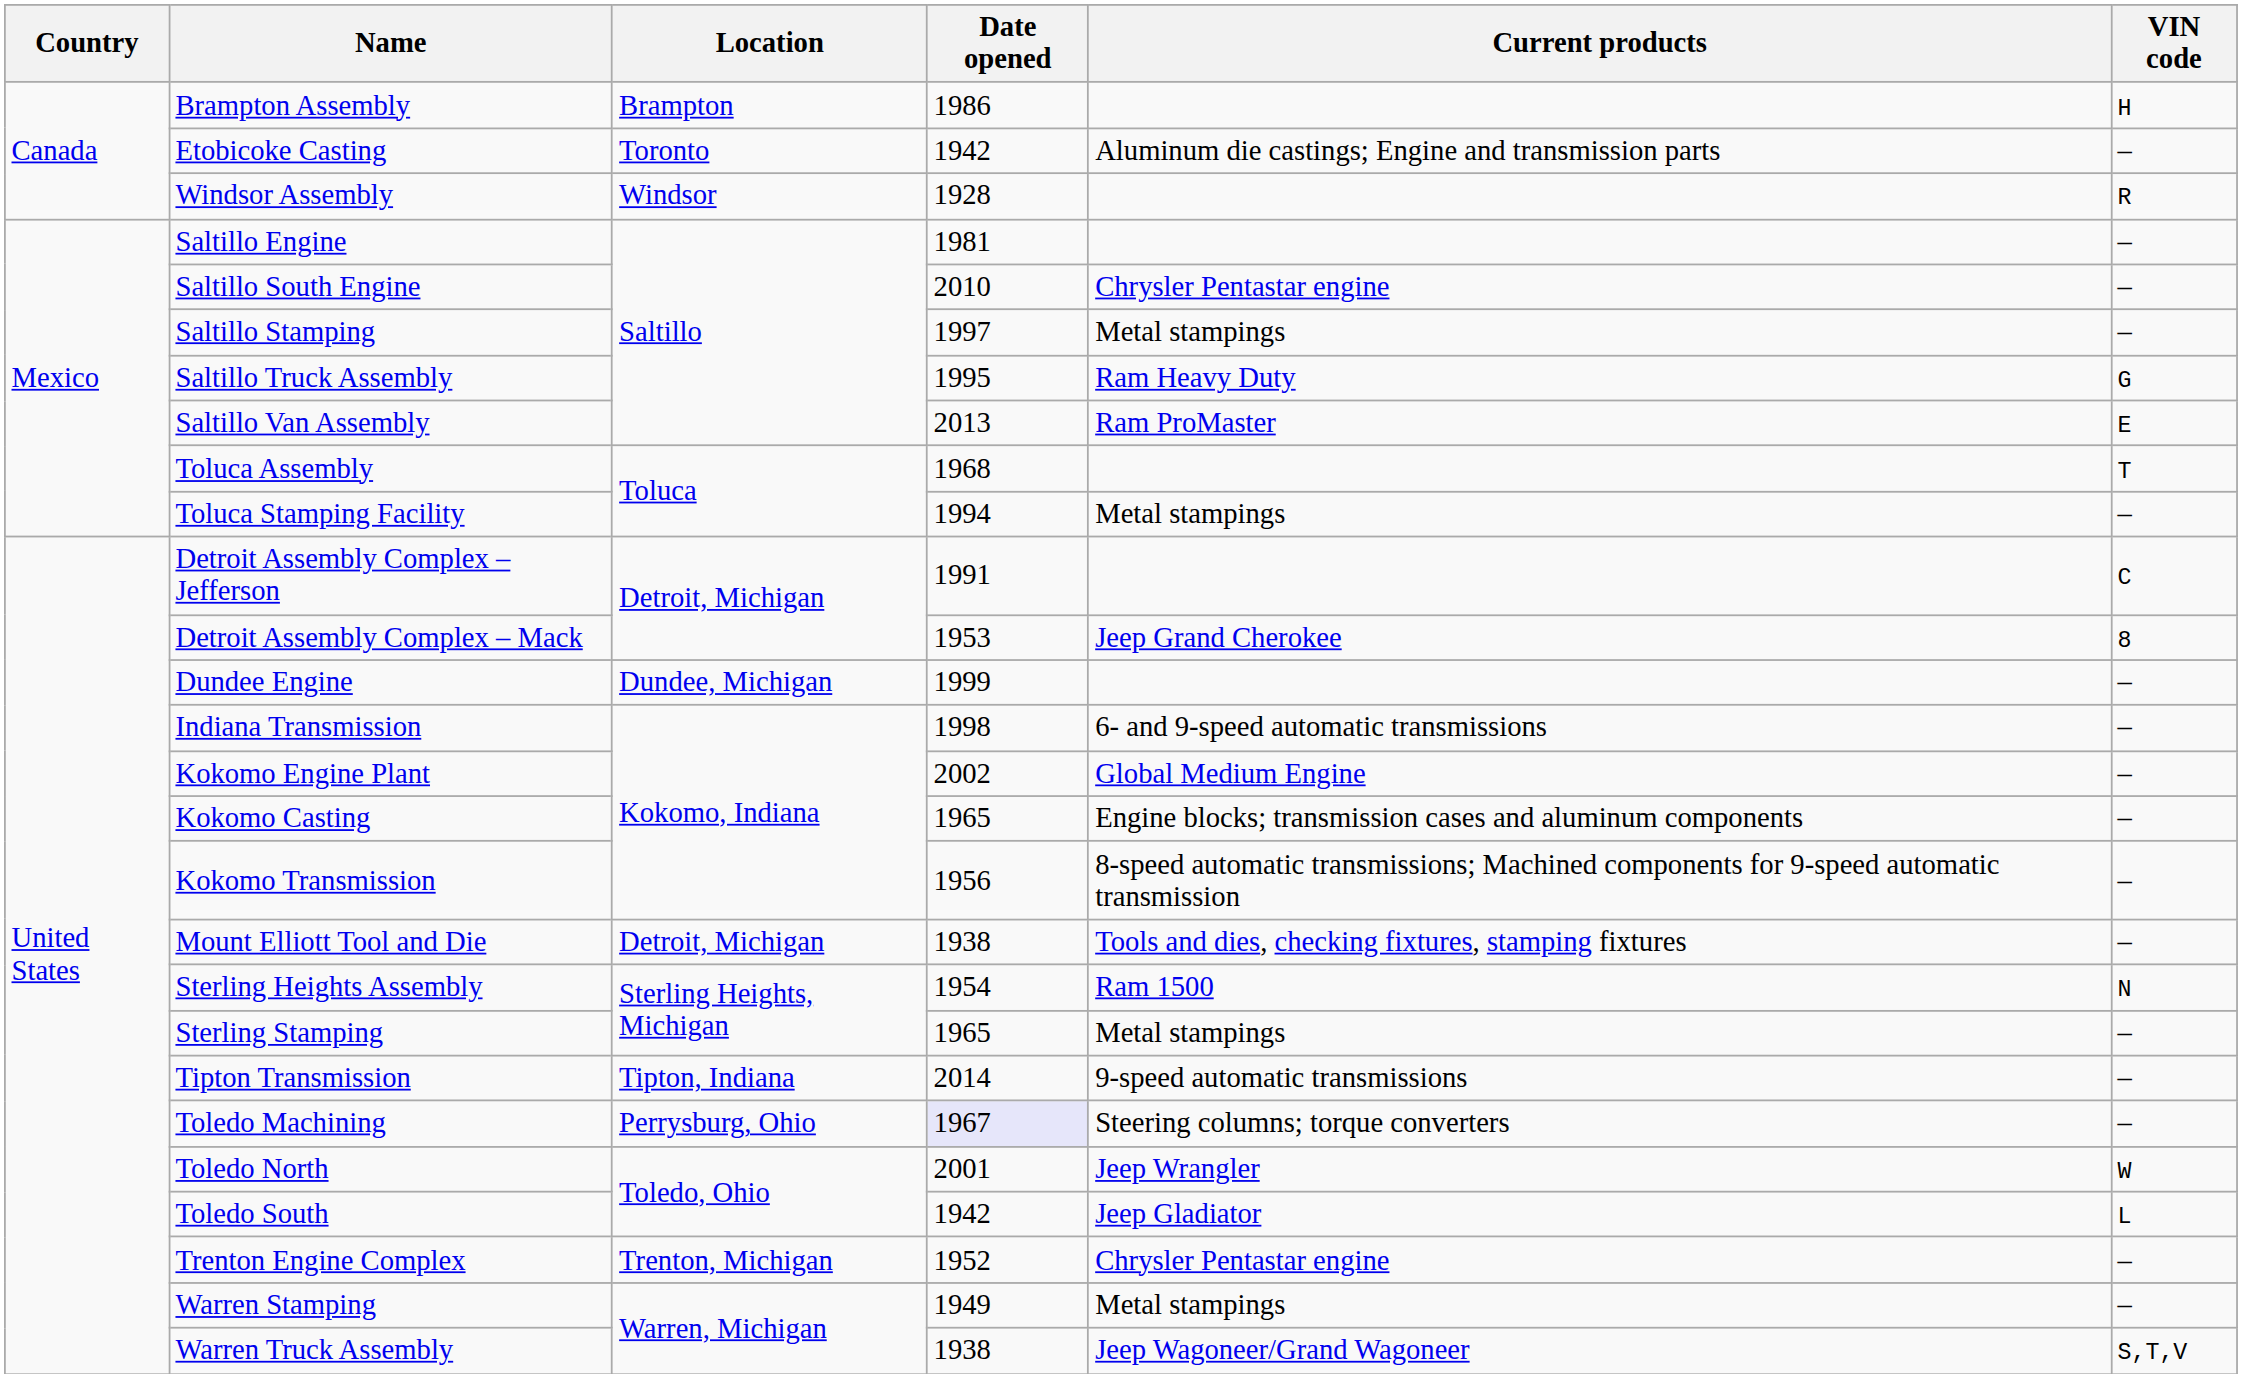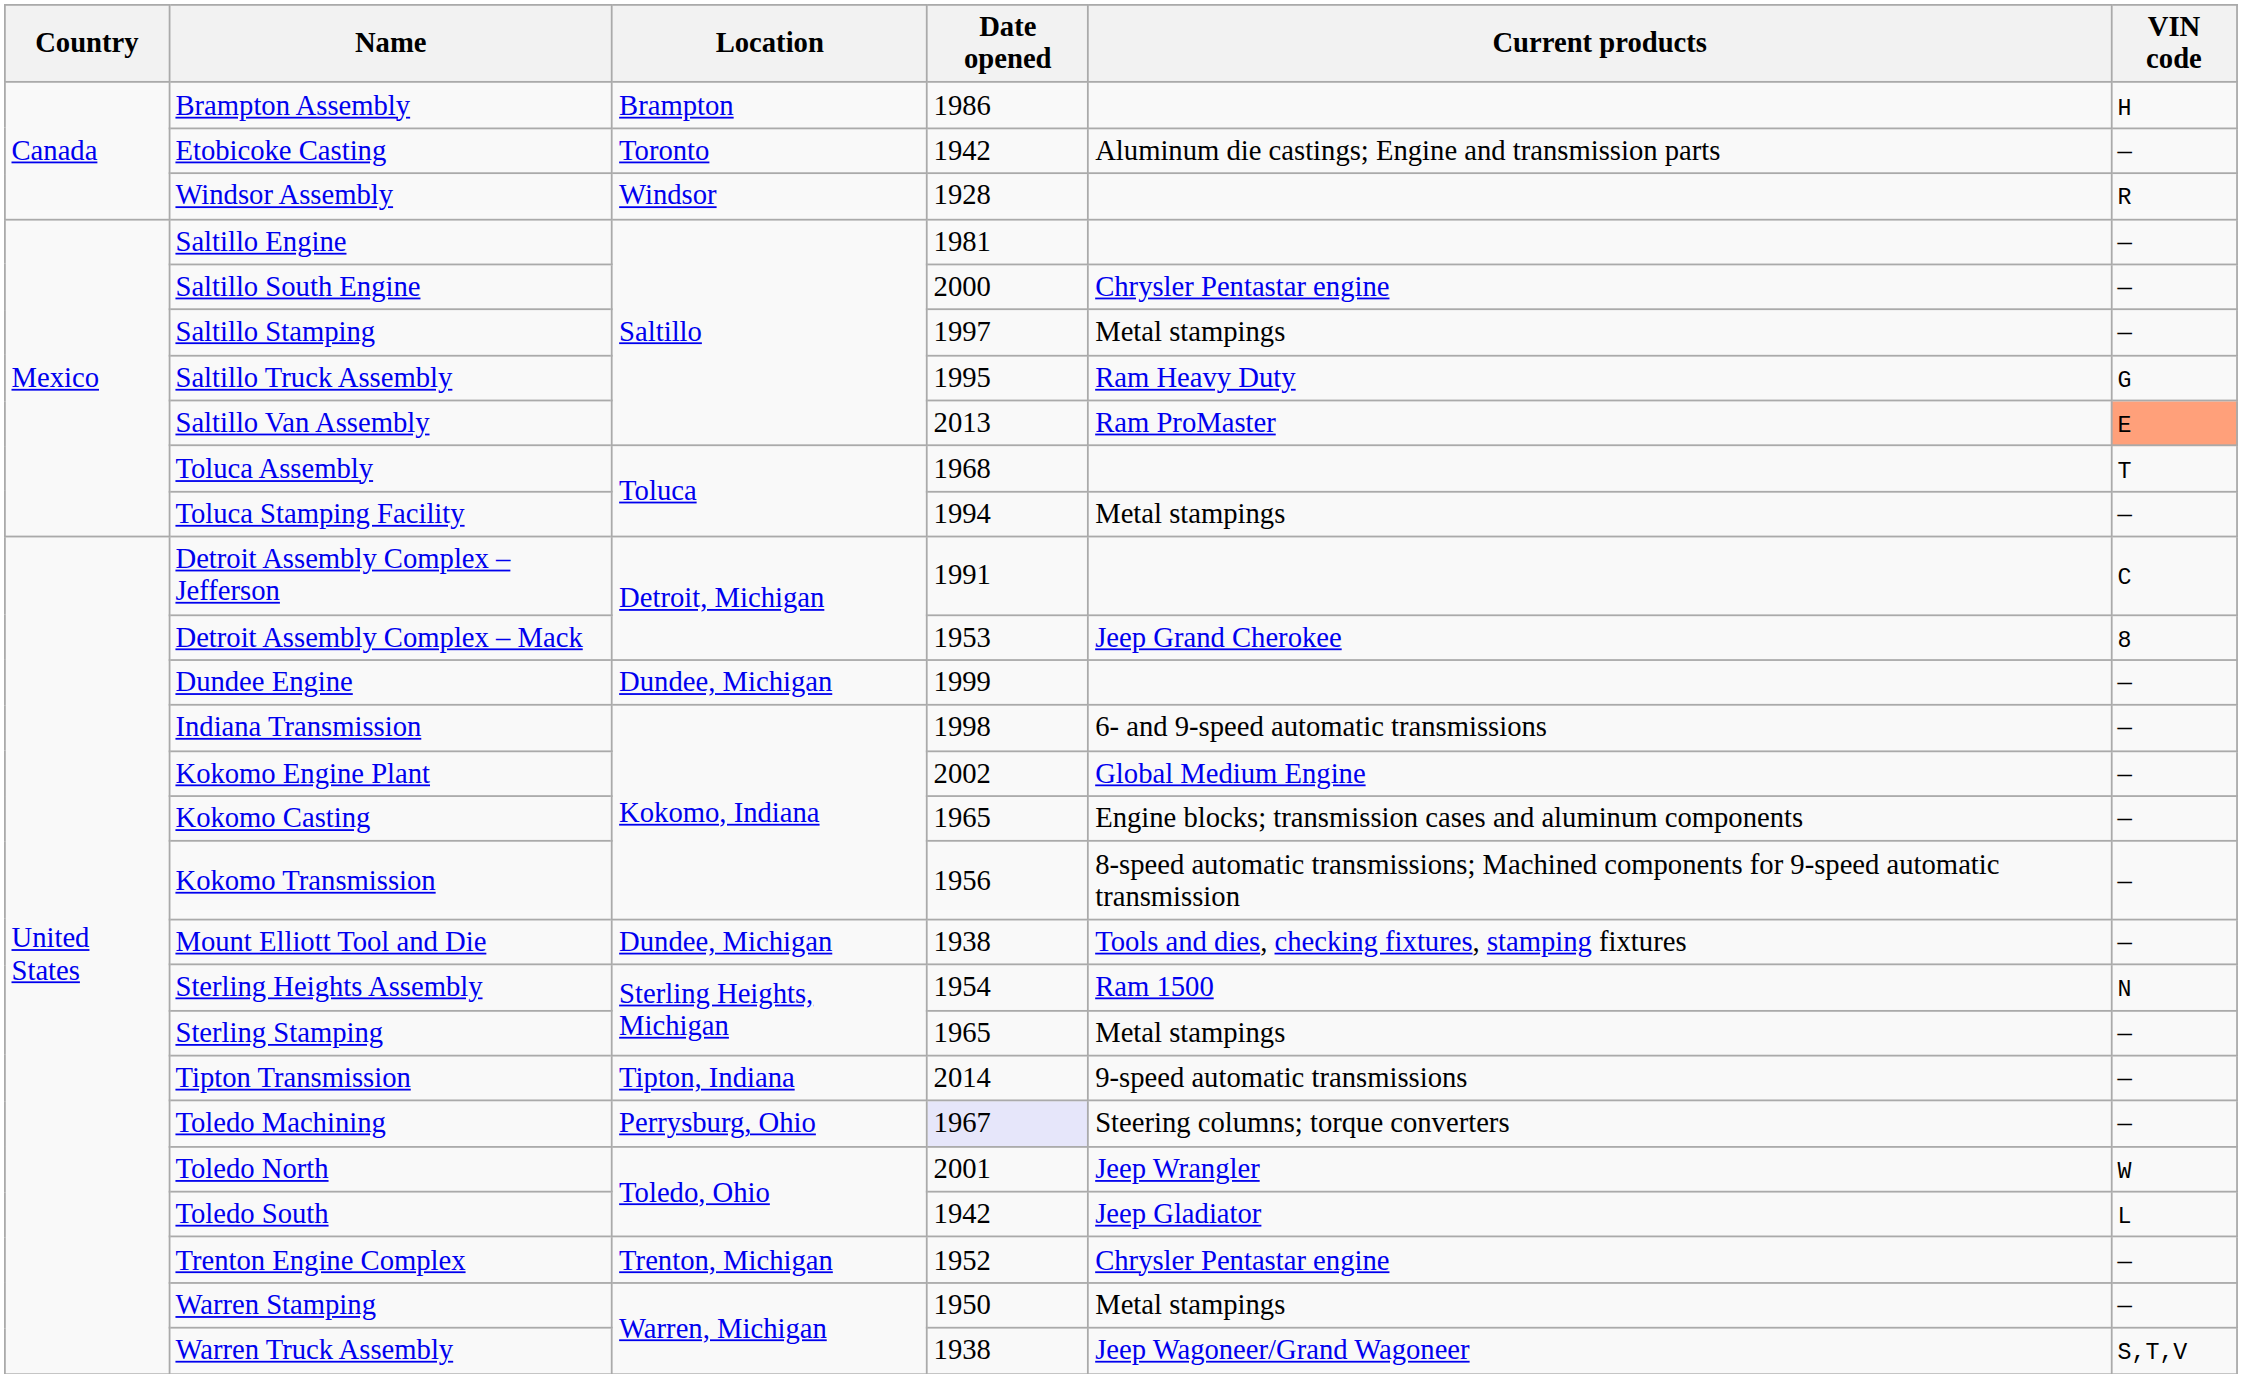(962, 286) 2010 -> (962, 286) 2000
(2124, 426) no background -> (2124, 426) lightsalmon background
(722, 941) Detroit, Michigan -> (726, 941) Dundee, Michigan
(962, 1304) 1949 -> (962, 1304) 1950
